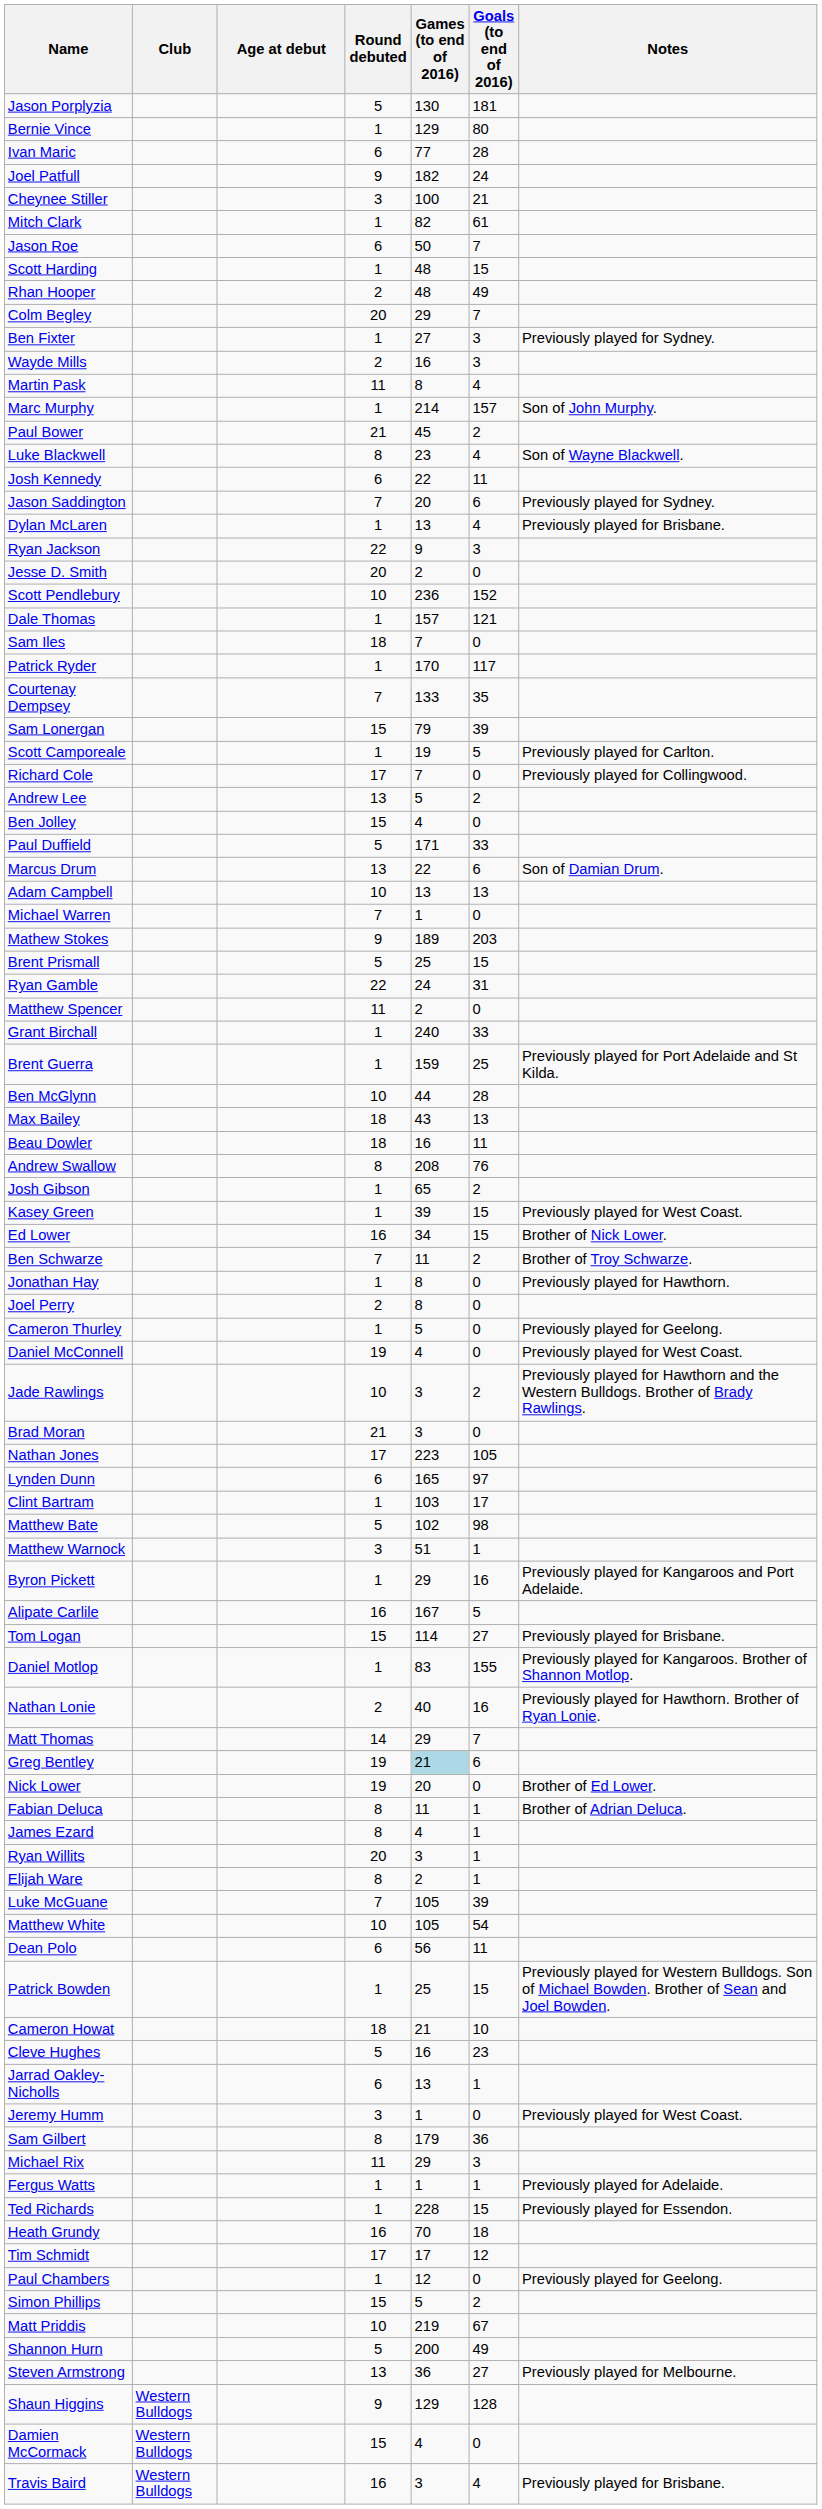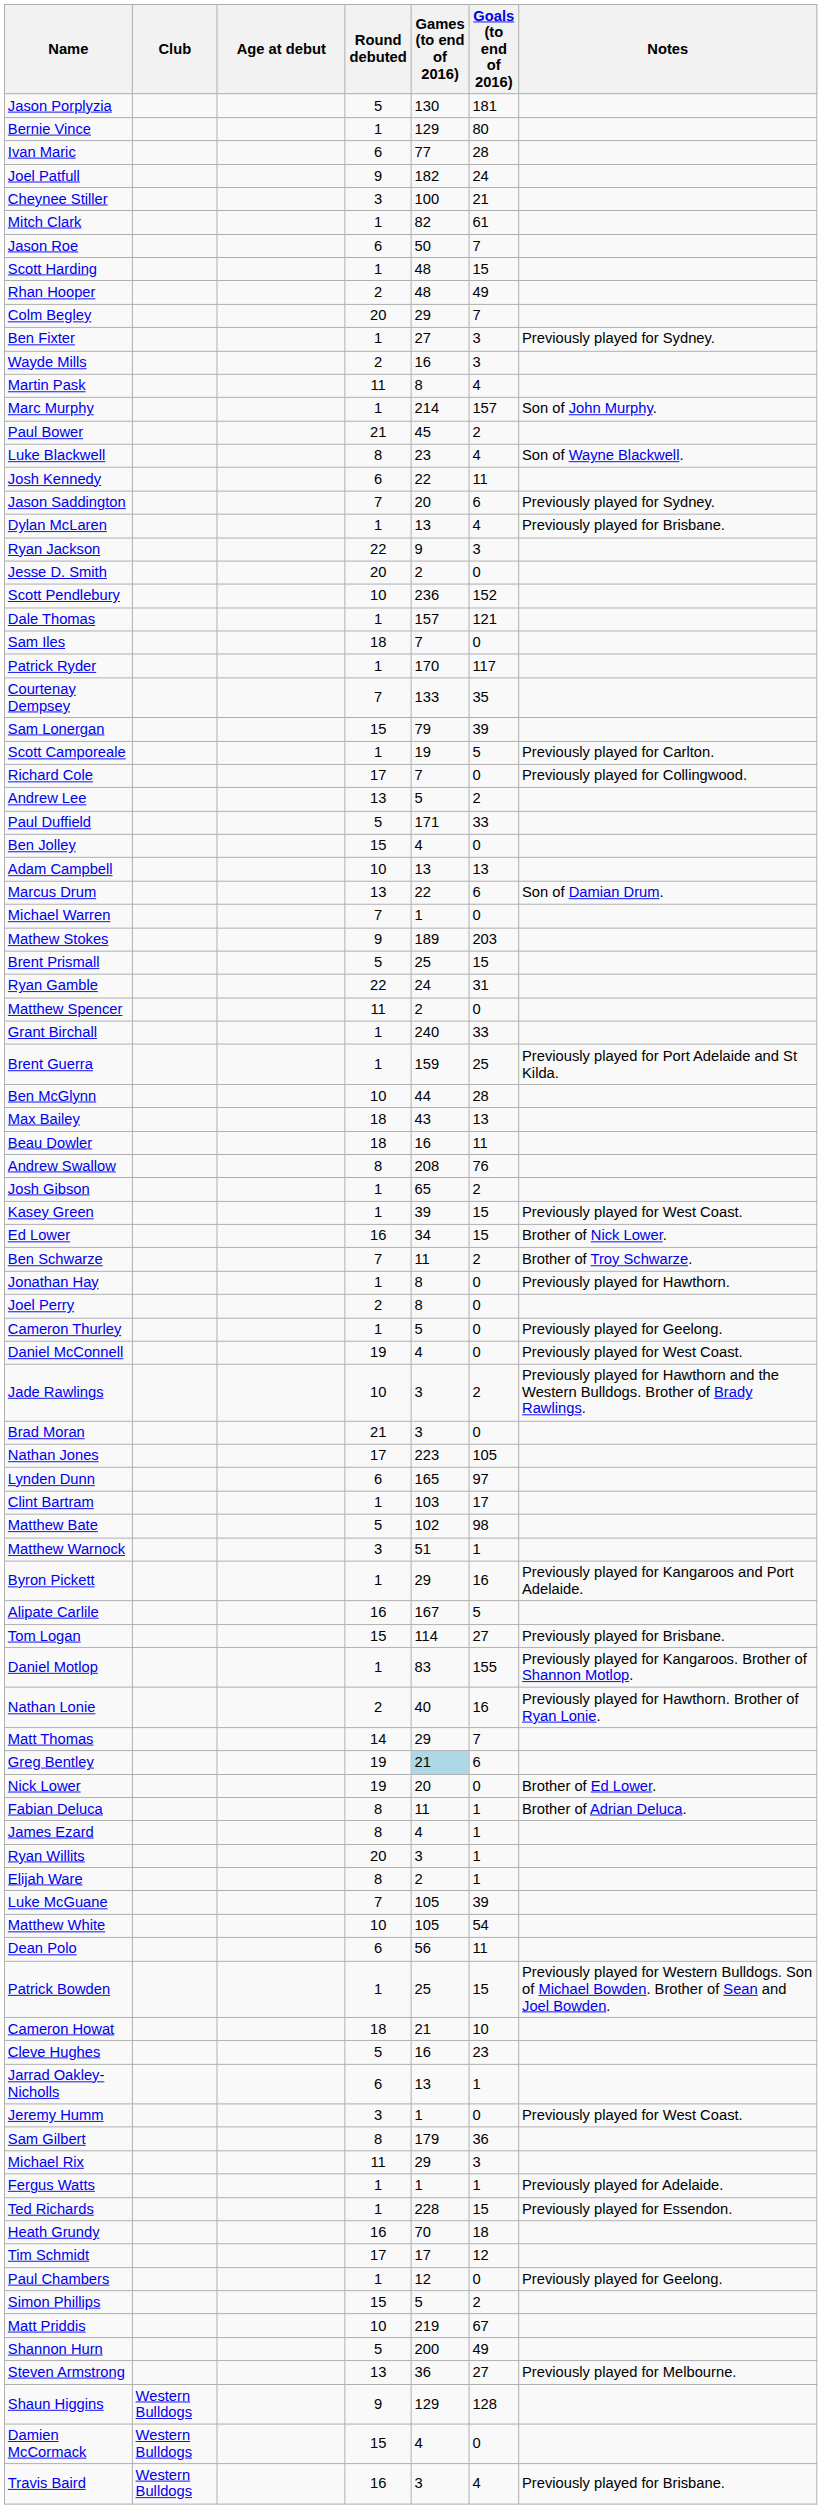rows swapped: (42, 822) <-> (49, 846)
rows swapped: (52, 869) <-> (60, 892)
